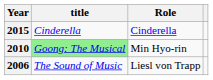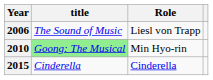rows swapped: (18, 65) <-> (18, 30)
